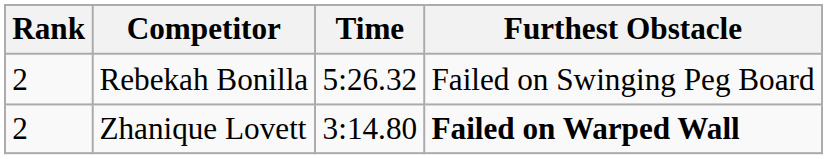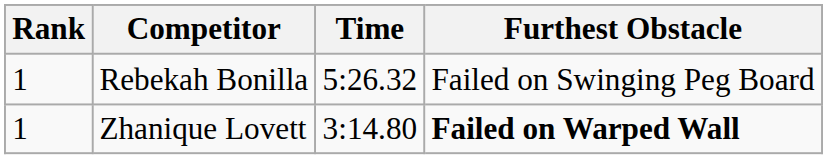(20, 78) 2 -> (20, 78) 1
(20, 128) 2 -> (20, 128) 1
